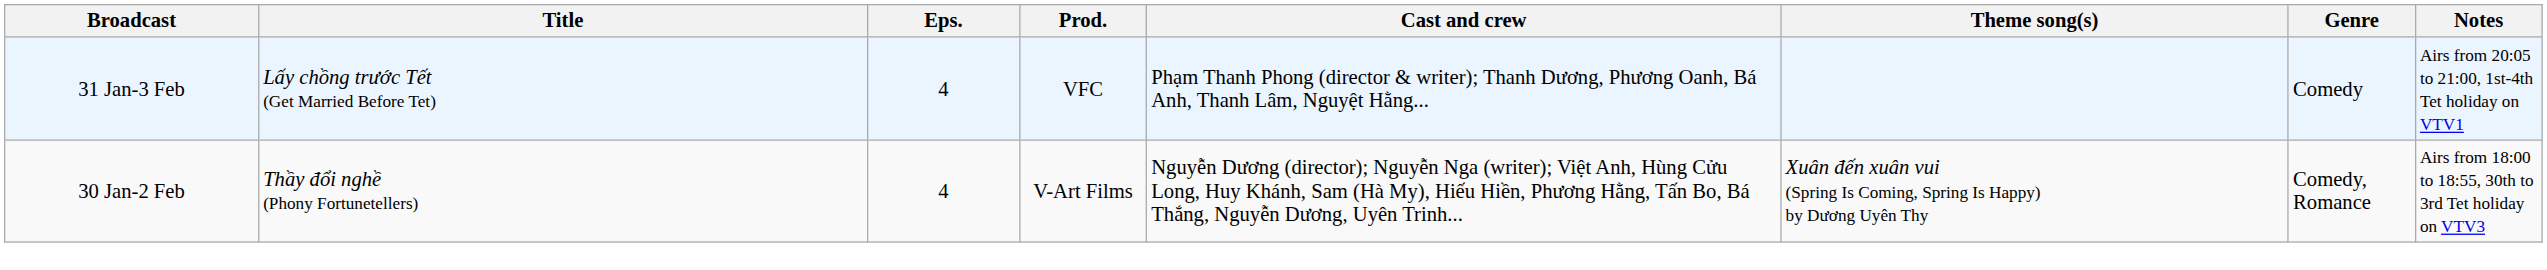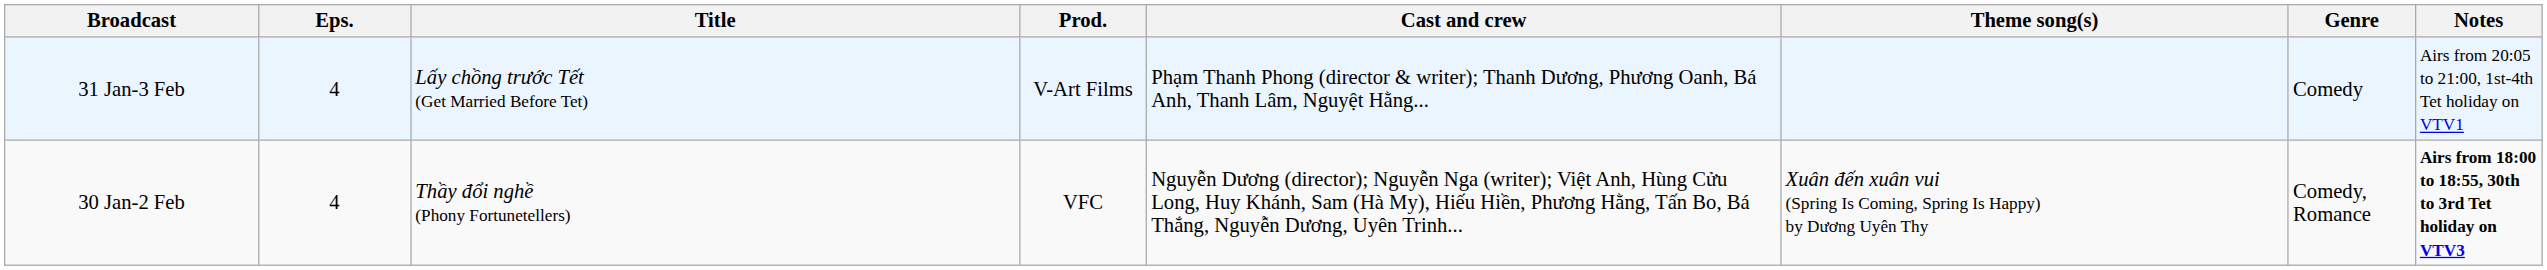columns swapped: (563, 20) <-> (943, 20)
(1083, 88) VFC -> (1083, 88) V-Art Films
(1083, 190) V-Art Films -> (1083, 202) VFC
(2477, 192) normal -> (2478, 202) bold
